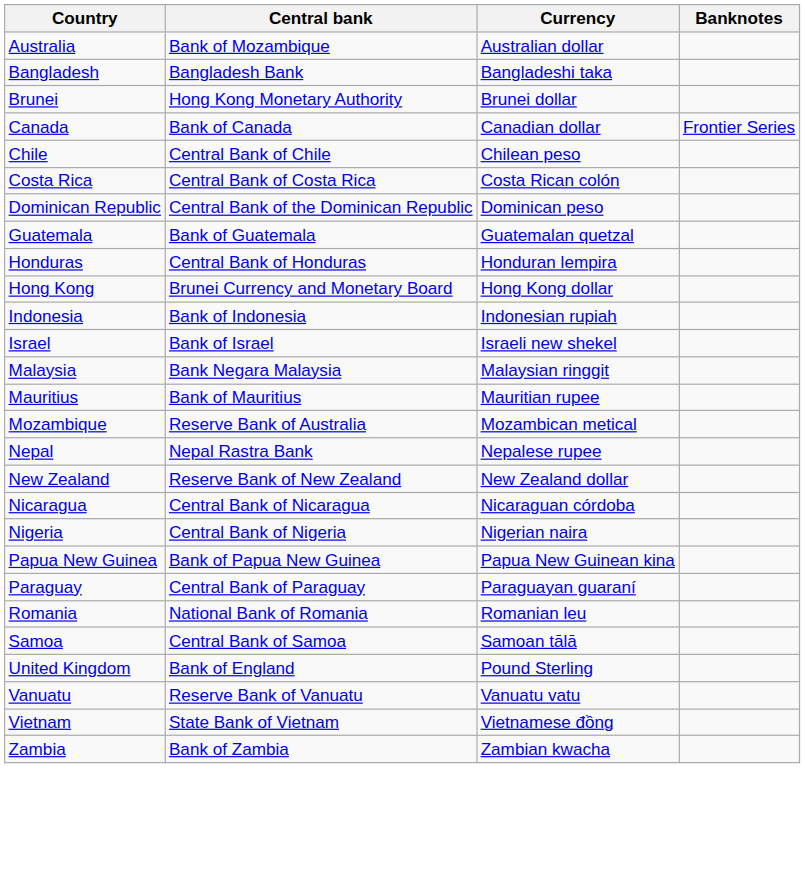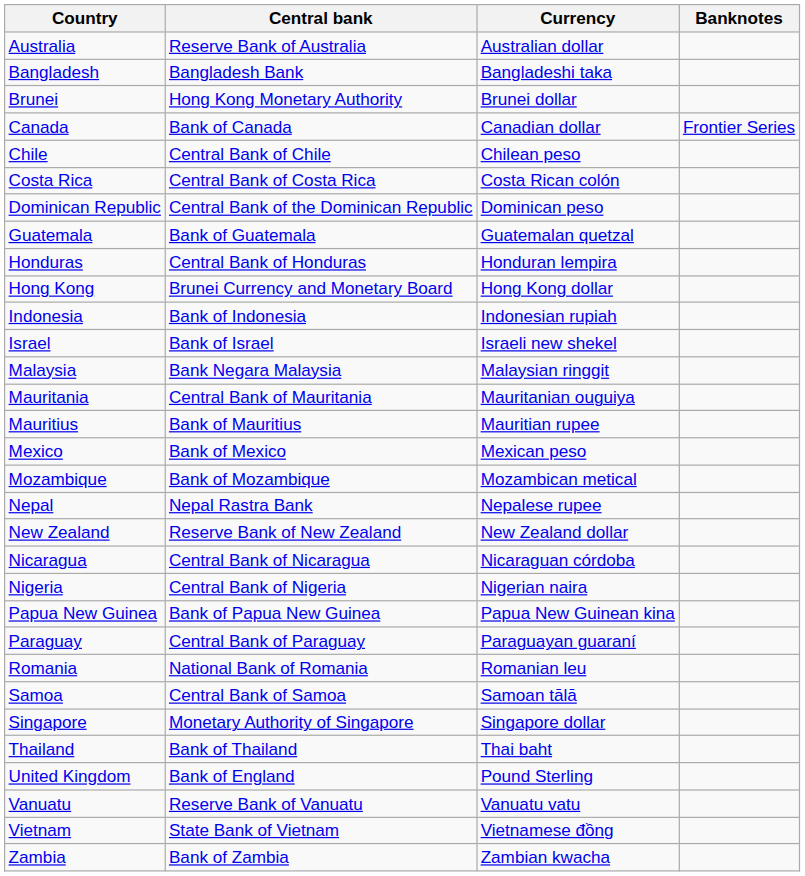(249, 46) Bank of Mozambique -> (267, 46) Reserve Bank of Australia
+ row: (49, 398)
+ row: (36, 452)
(267, 425) Reserve Bank of Australia -> (249, 479) Bank of Mozambique
+ row: (48, 722)
+ row: (41, 749)
